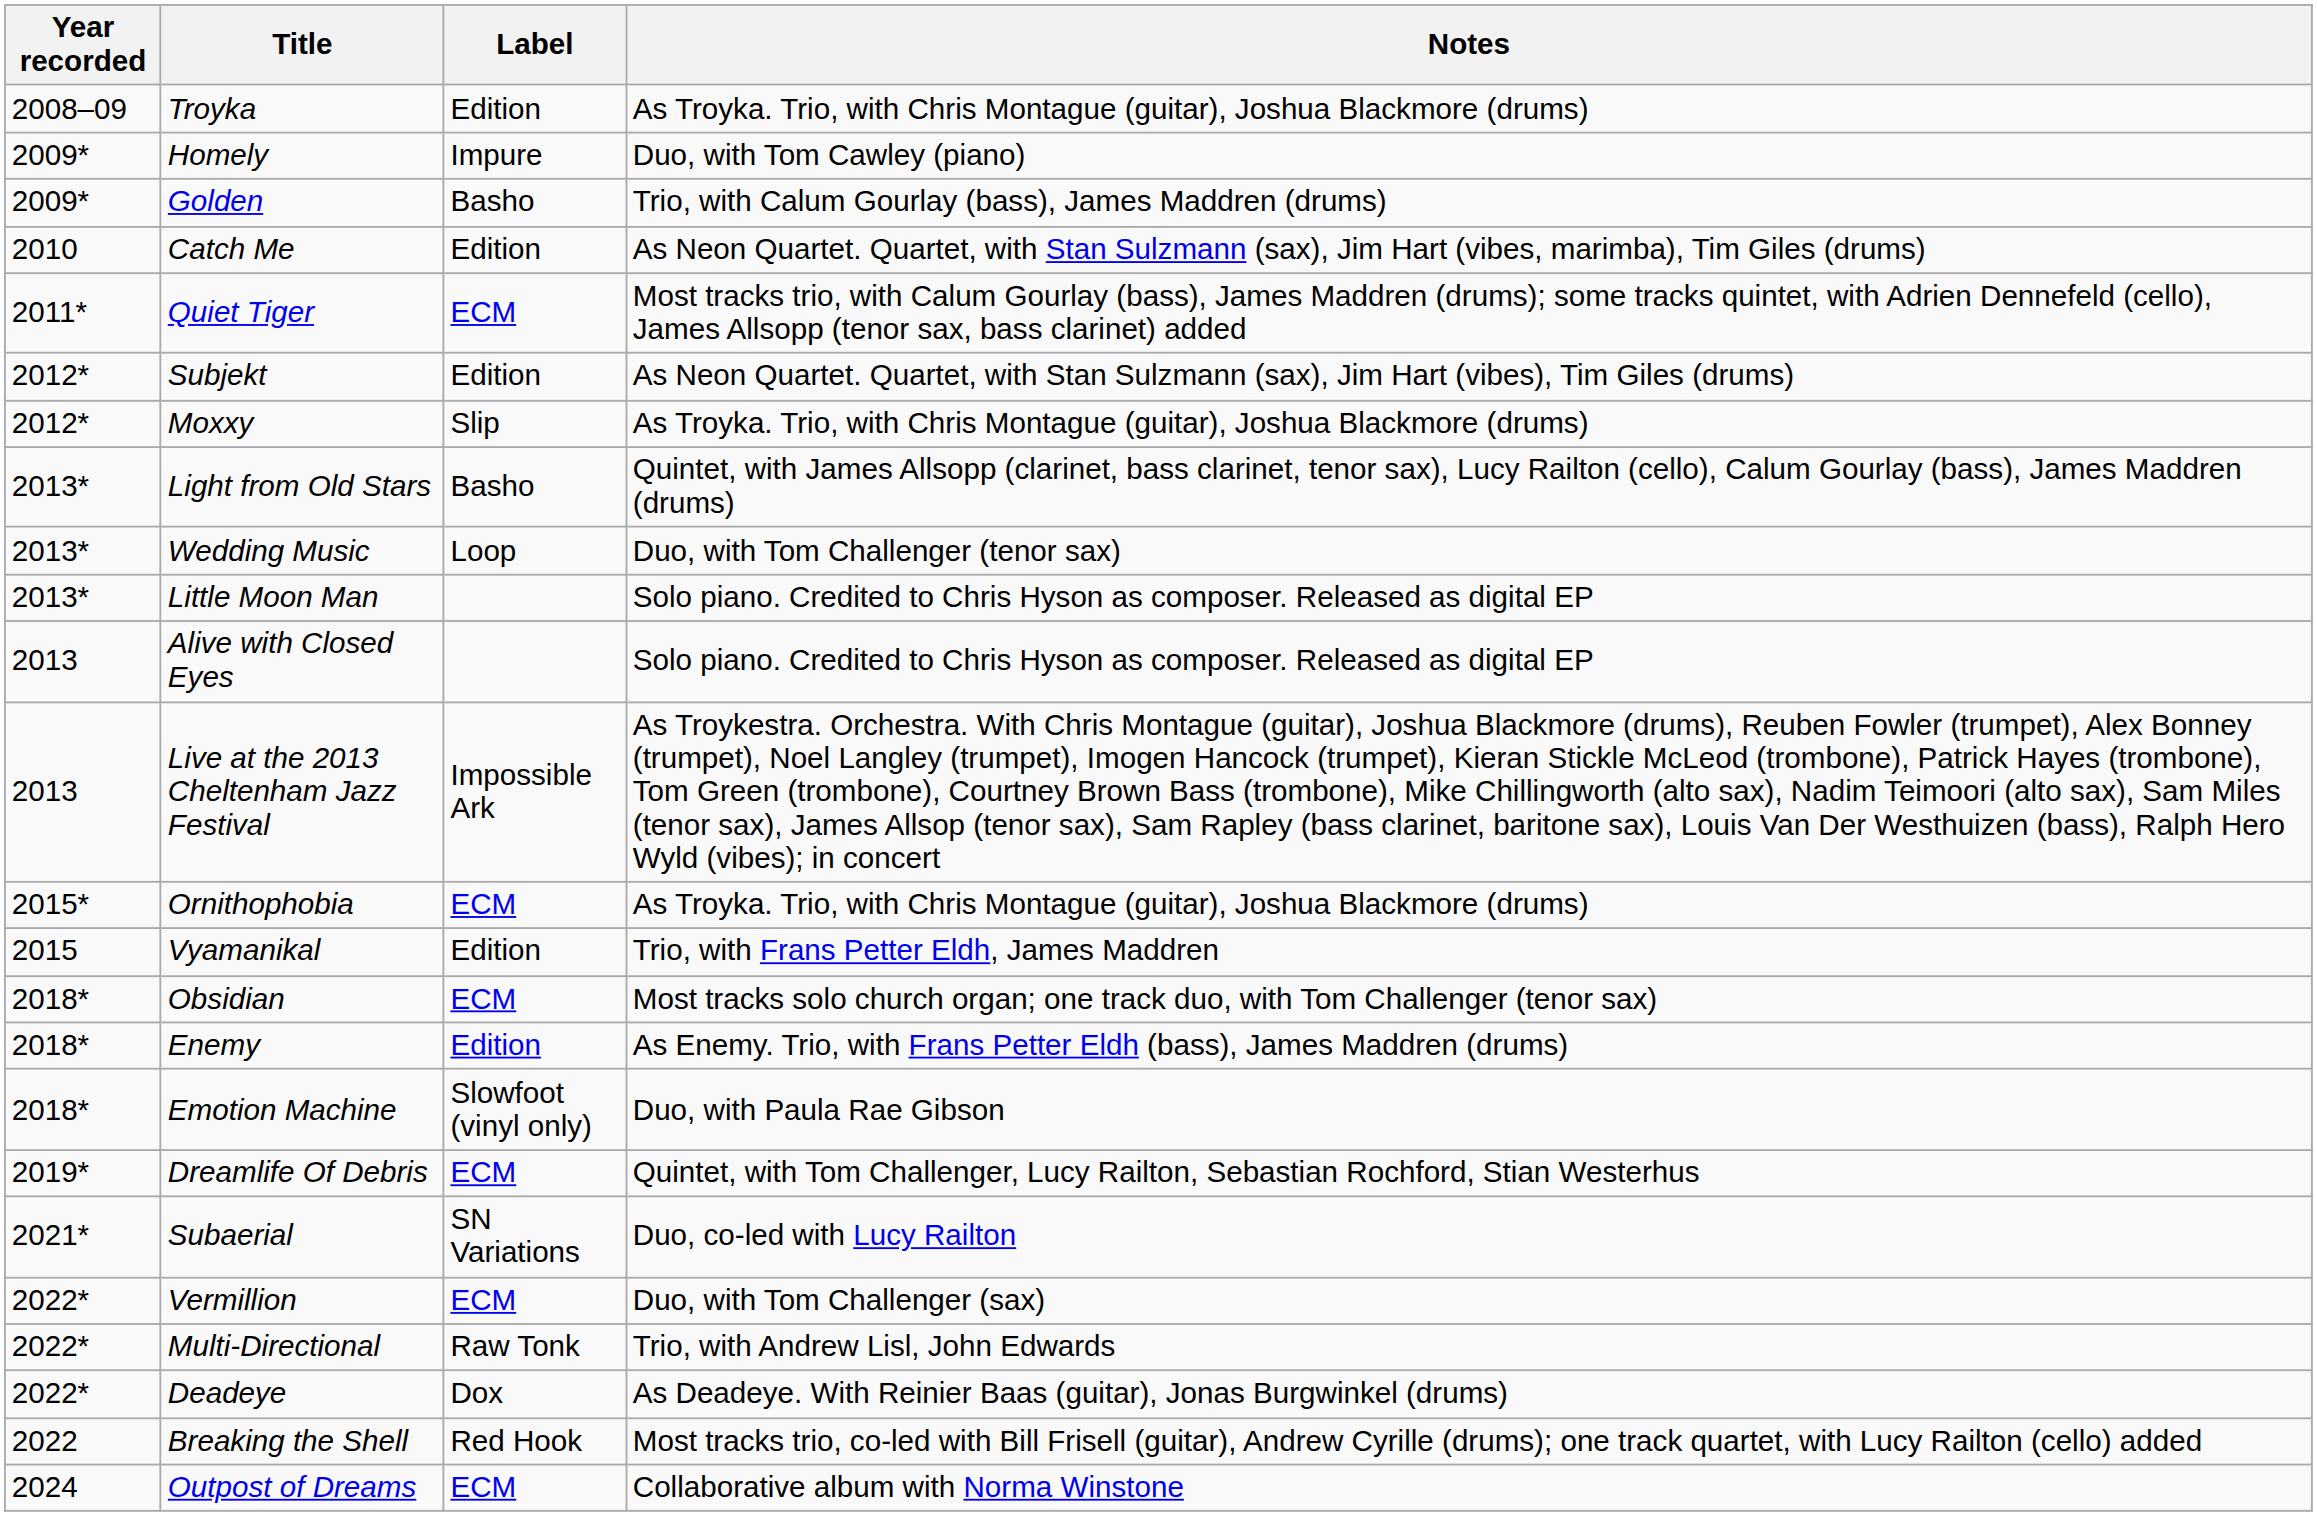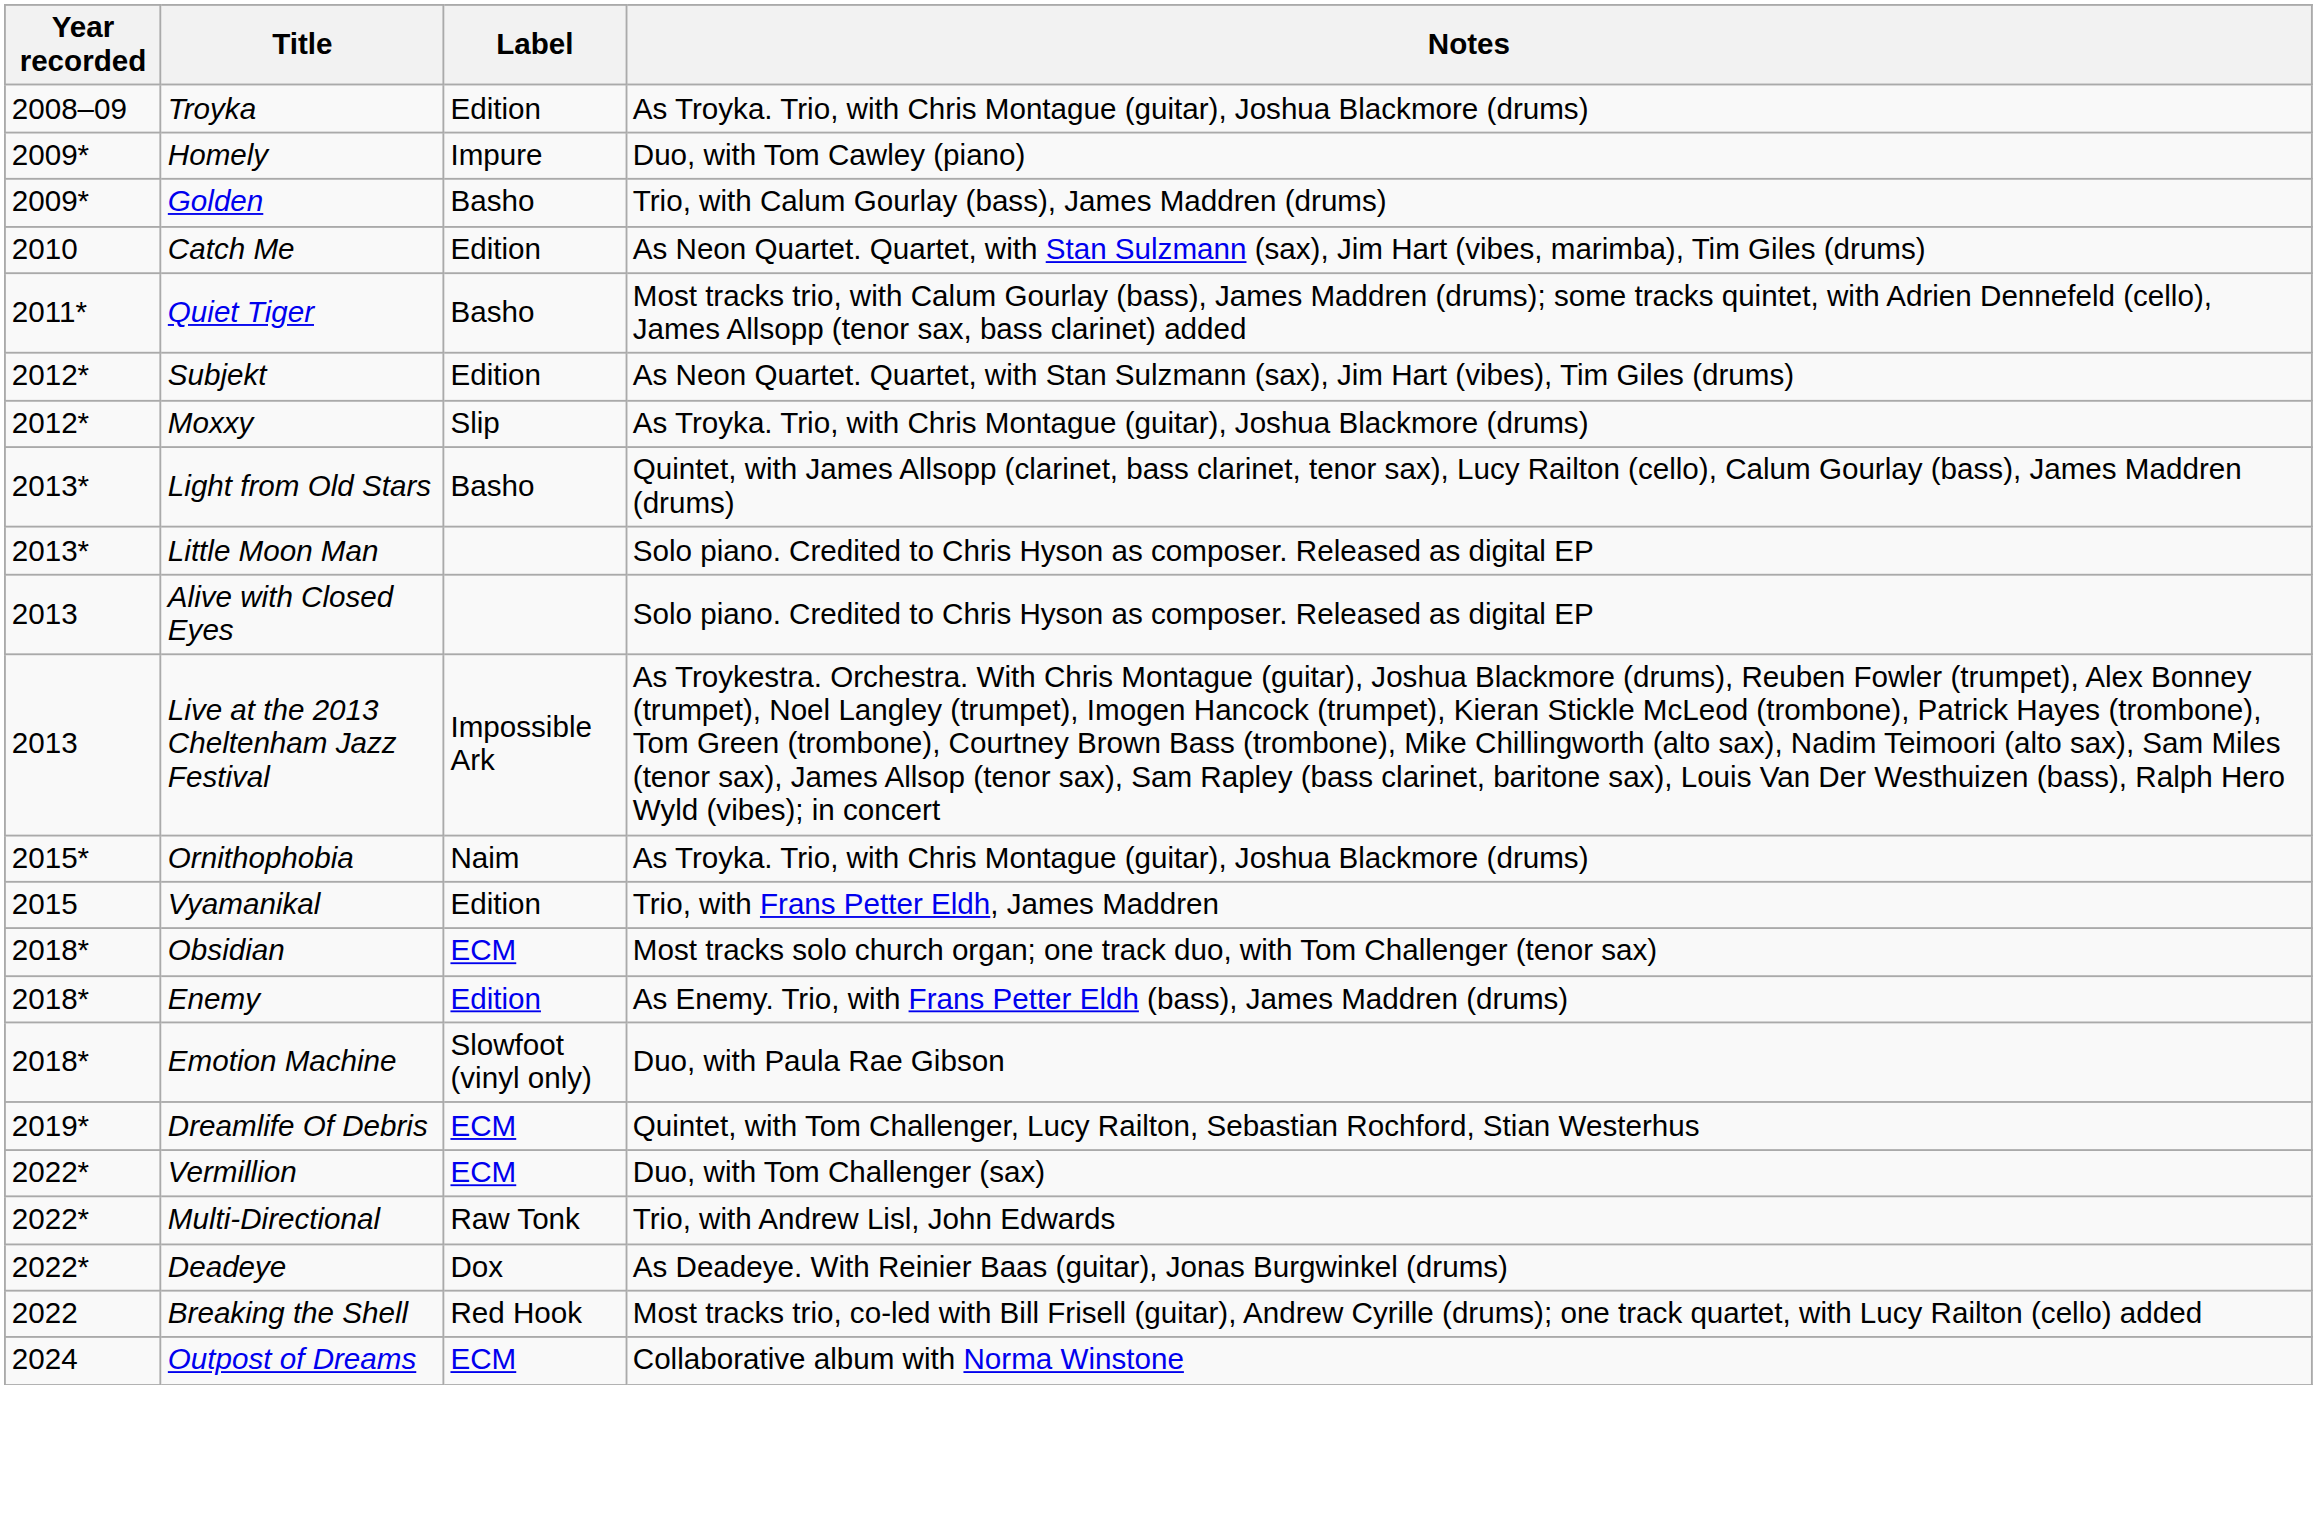(483, 312) ECM -> (492, 312) Basho
- row: (269, 550)
(483, 904) ECM -> (485, 857) Naim
- row: (230, 1236)
